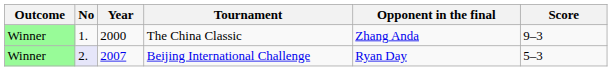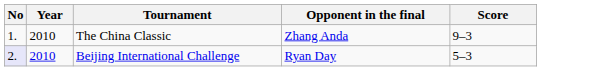- column: (40, 14)
(113, 35) 2000 -> (43, 35) 2010
(113, 55) 2007 -> (43, 55) 2010
